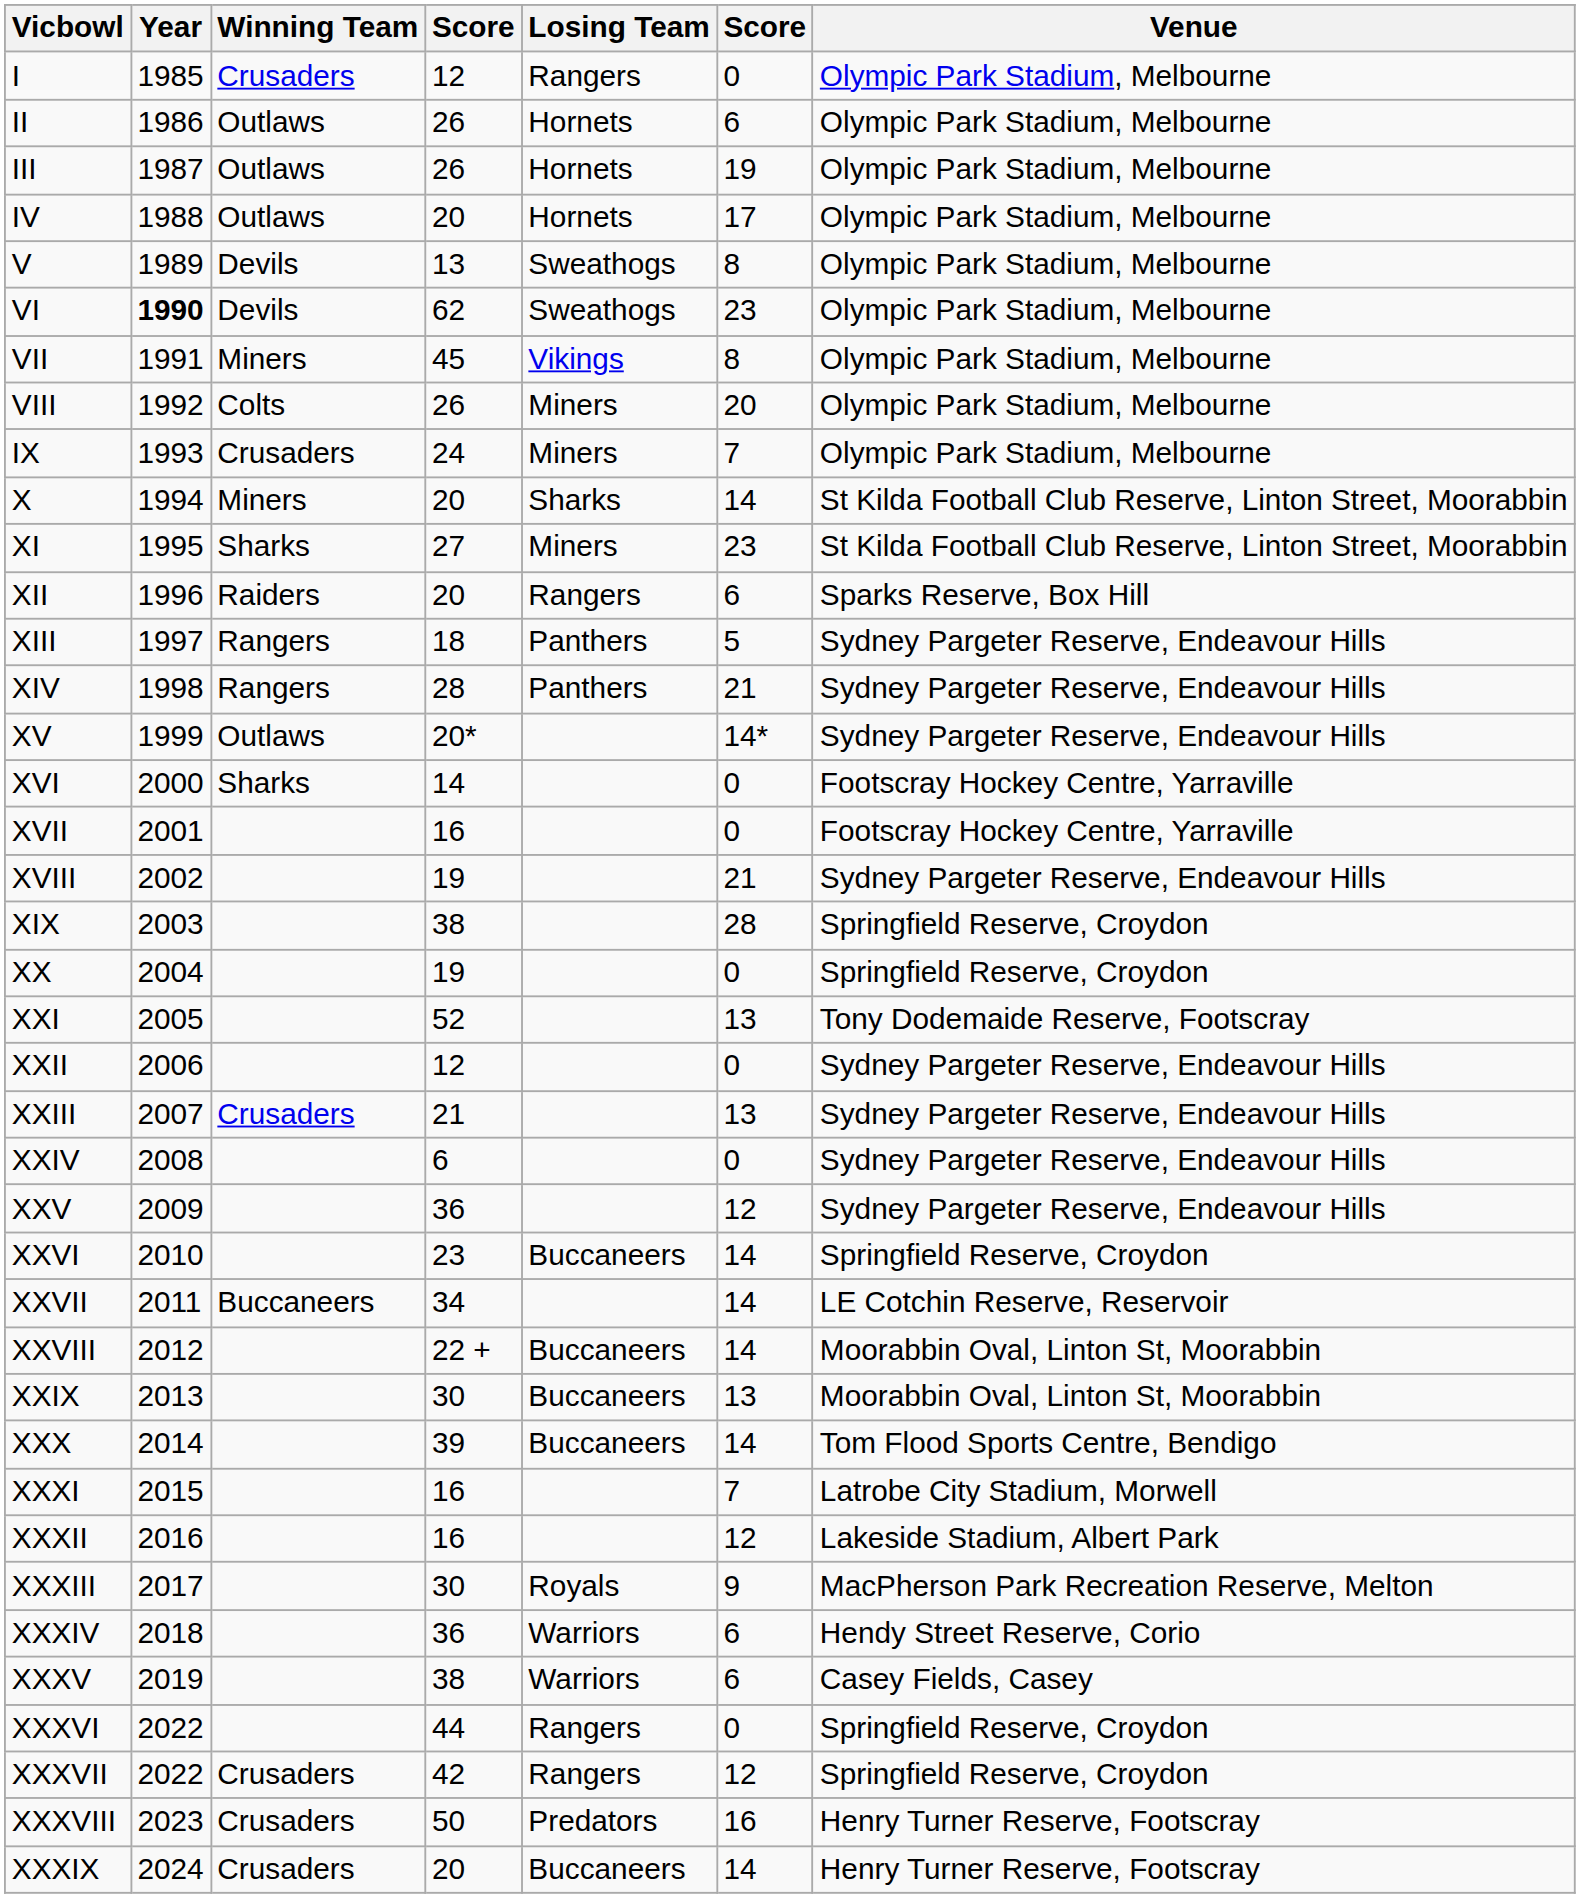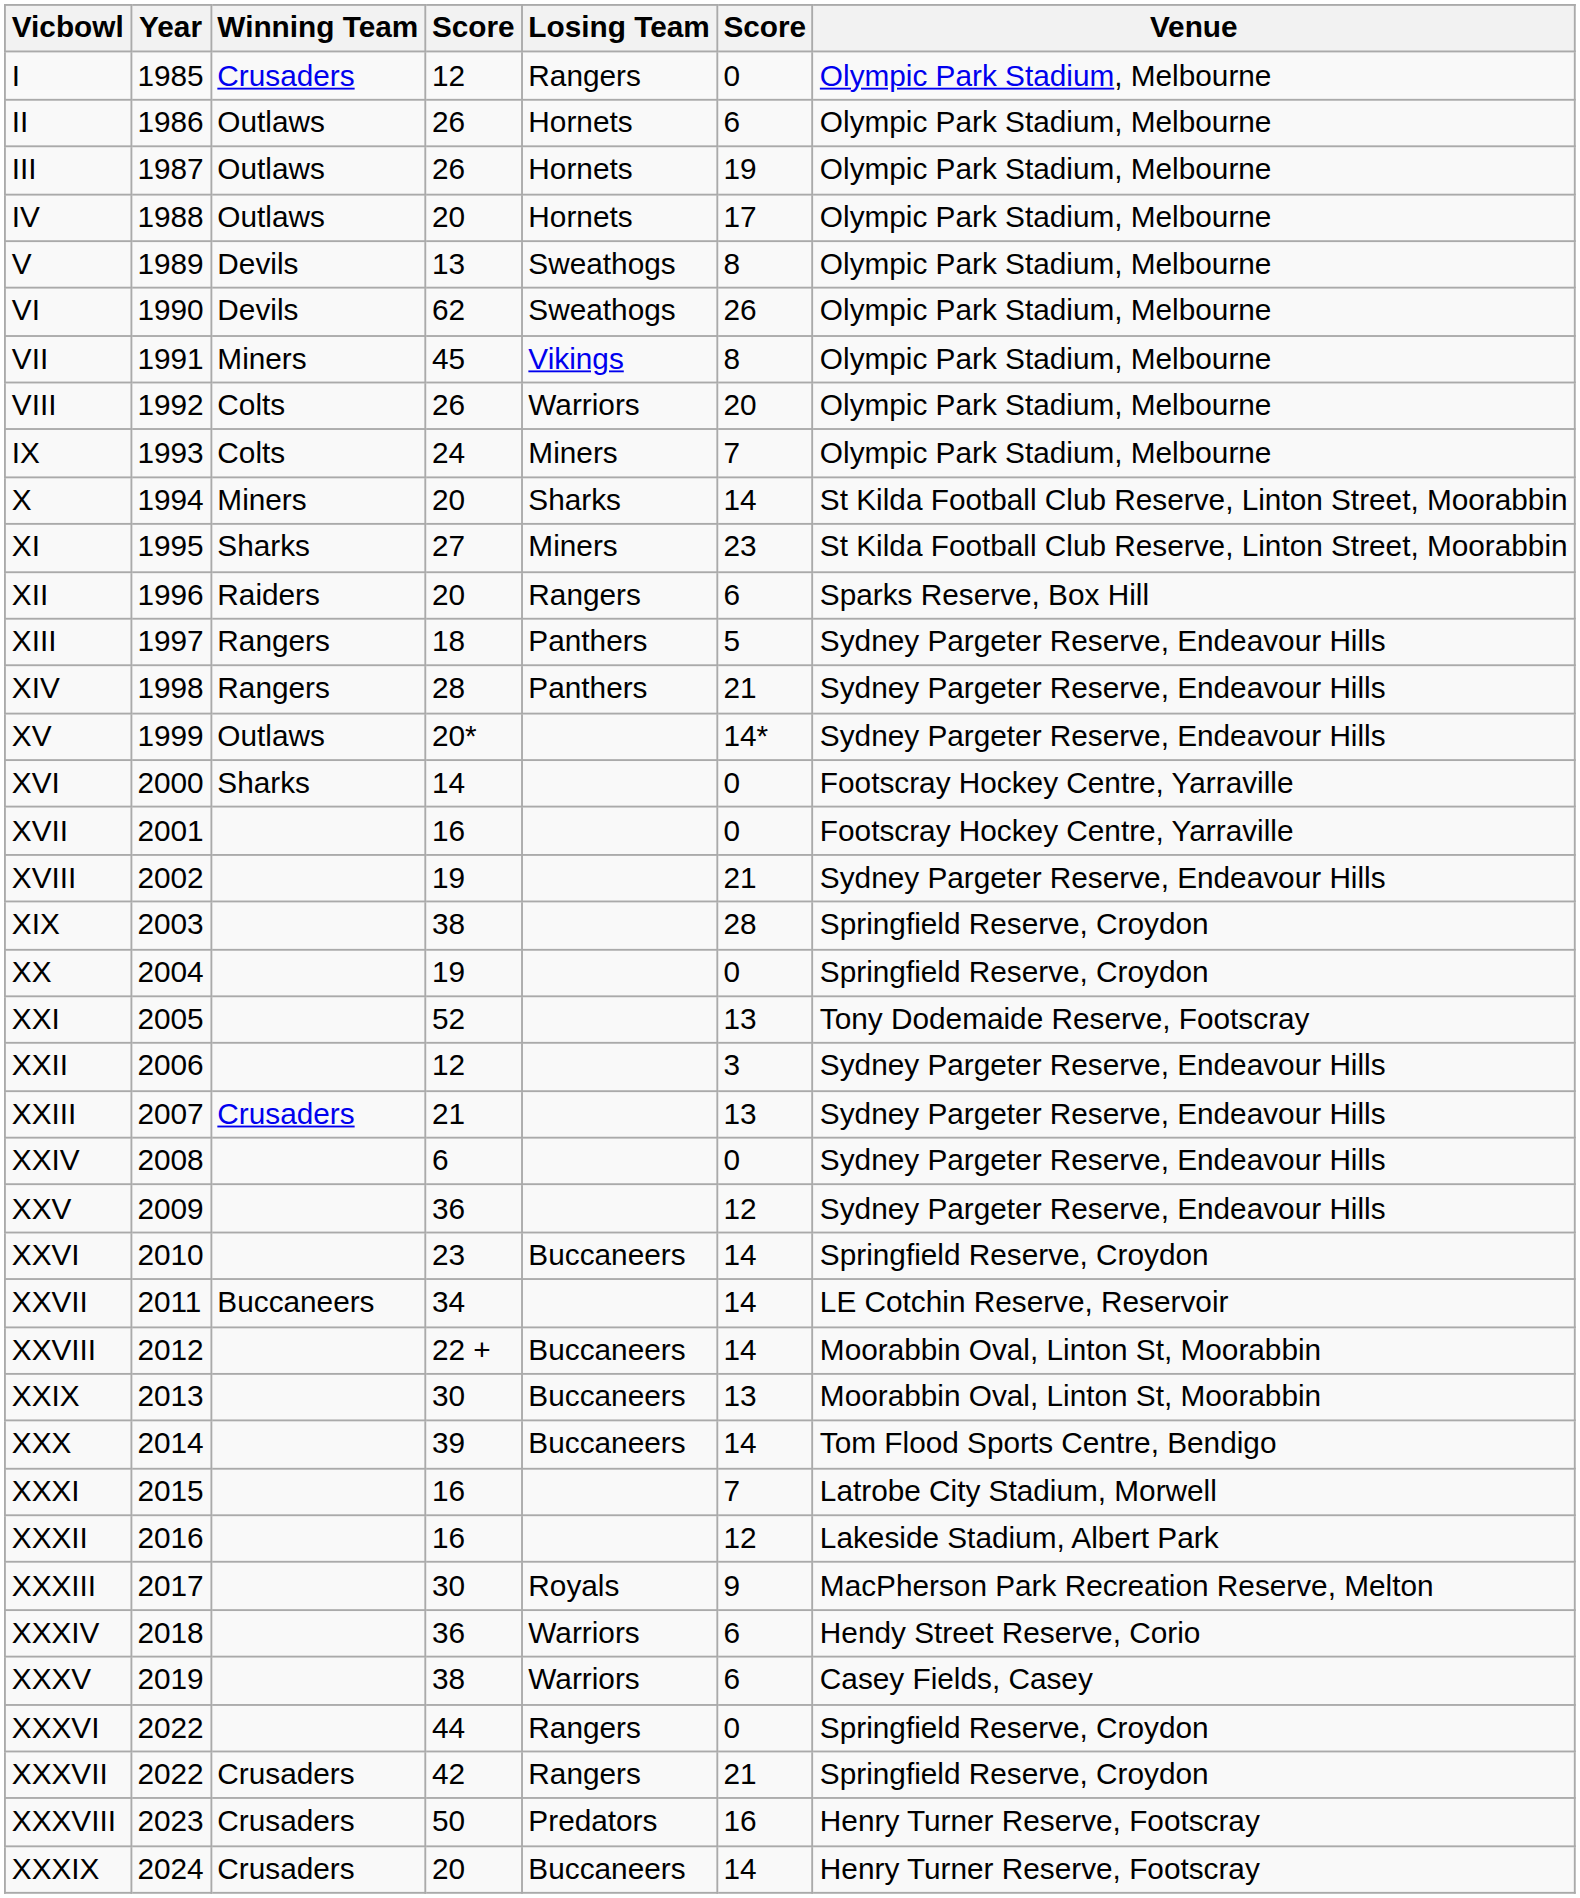(171, 311) bold -> (171, 311) normal
(740, 311) 23 -> (740, 311) 26
(573, 405) Miners -> (584, 405) Warriors
(286, 452) Crusaders -> (251, 452) Colts
(732, 1066) 0 -> (732, 1066) 3
(740, 1774) 12 -> (740, 1774) 21
